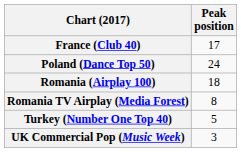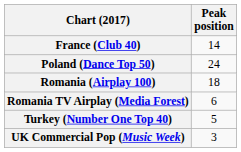(214, 45) 17 -> (214, 45) 14
(214, 100) 8 -> (214, 100) 6
